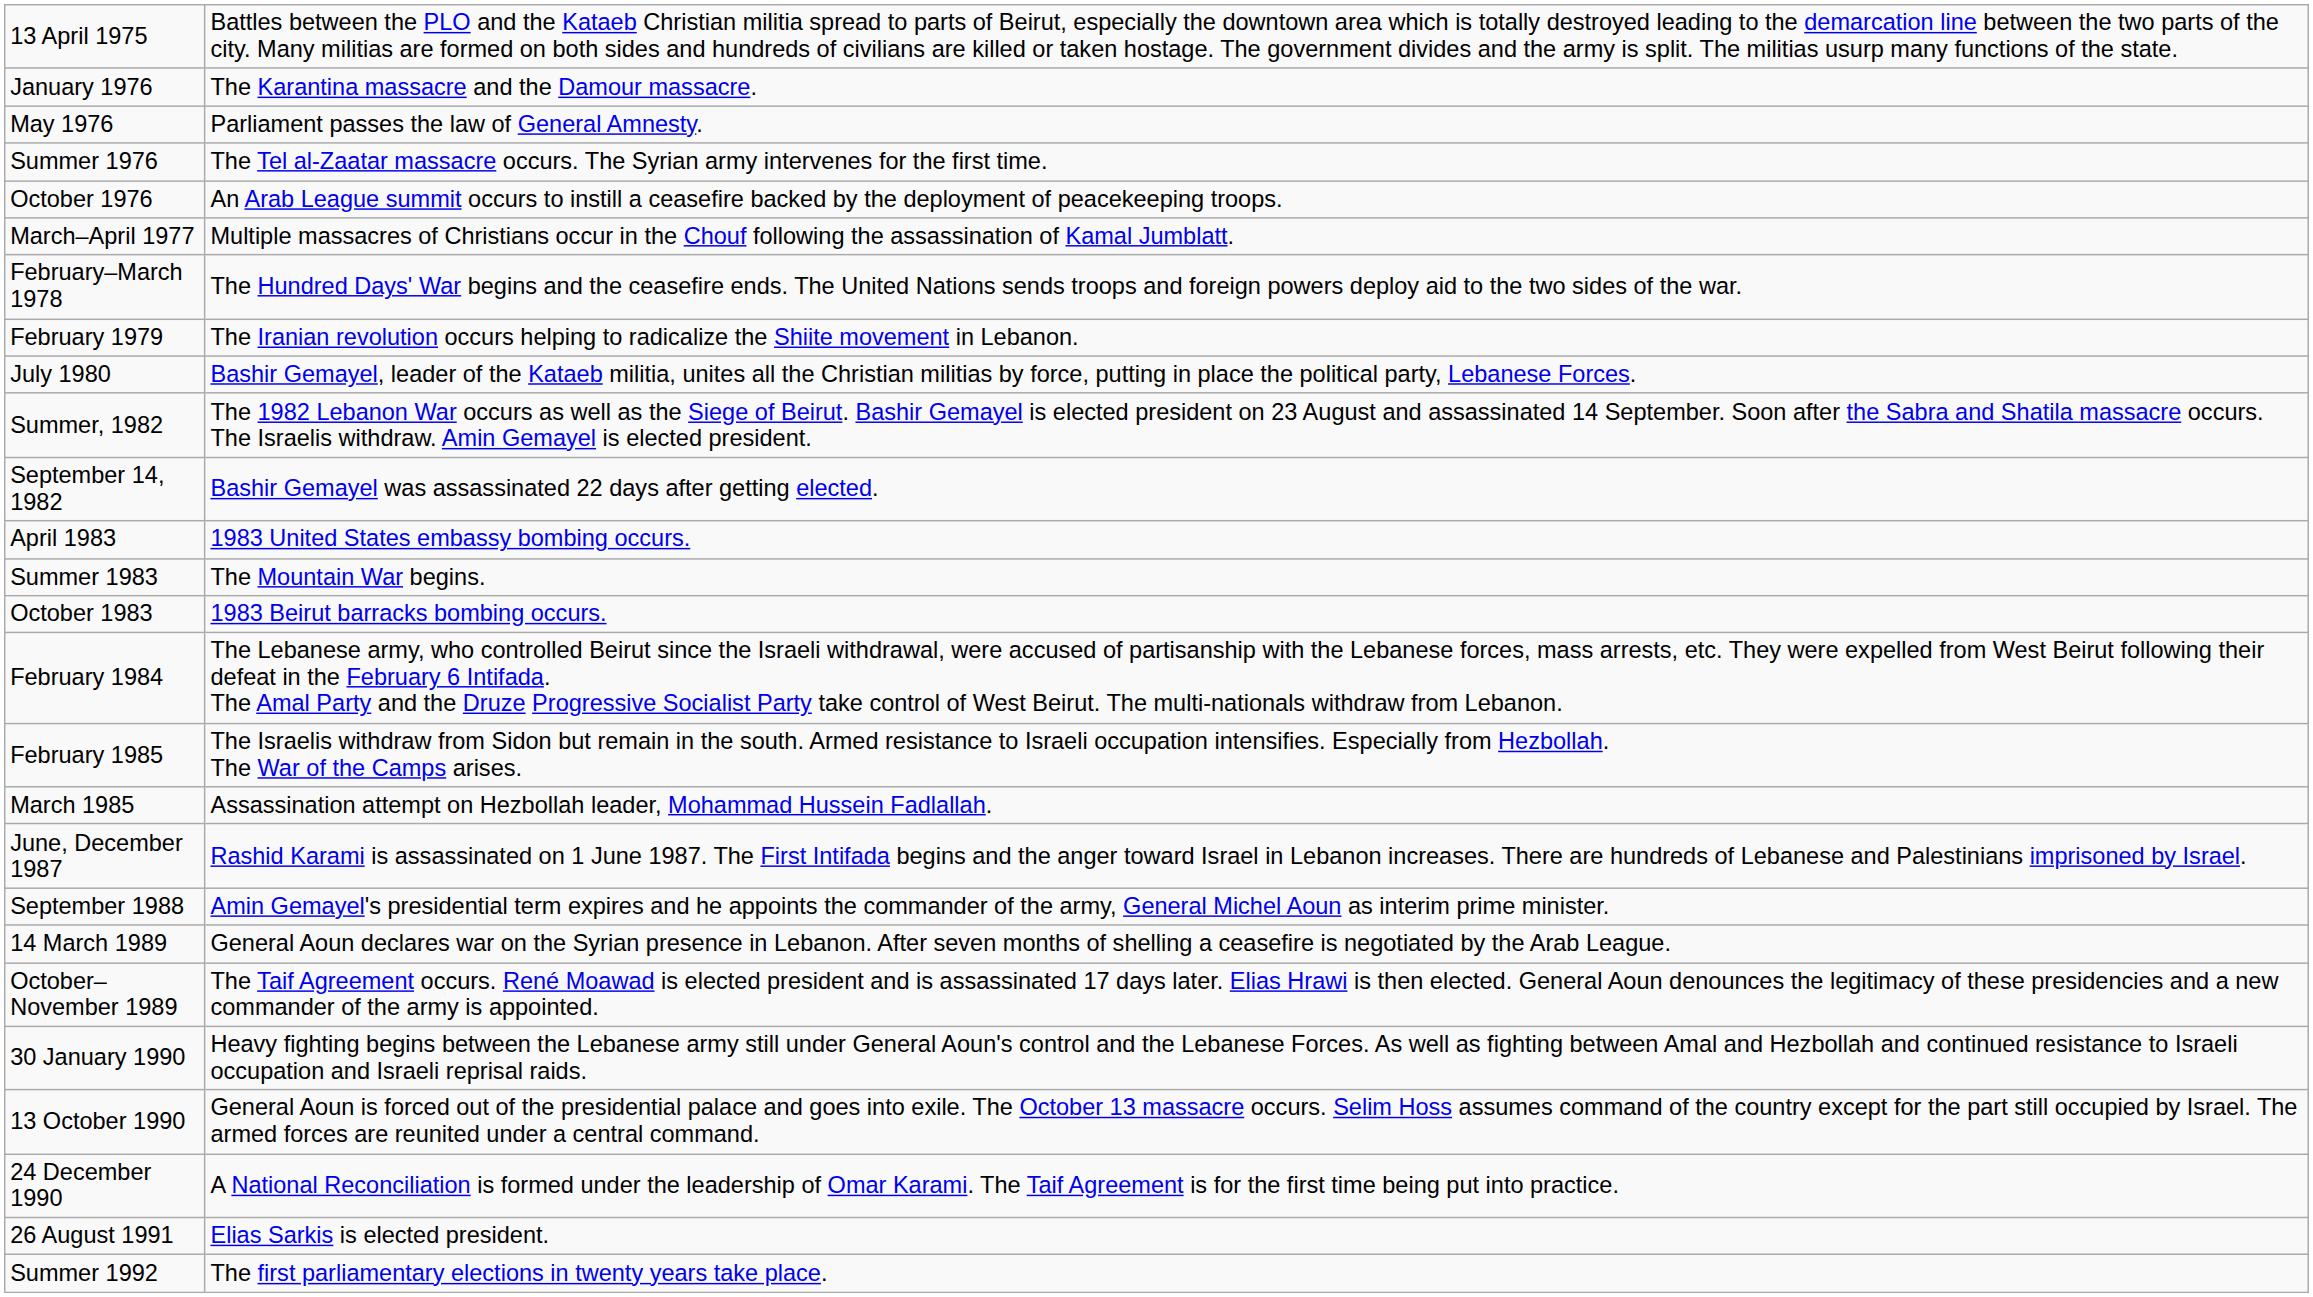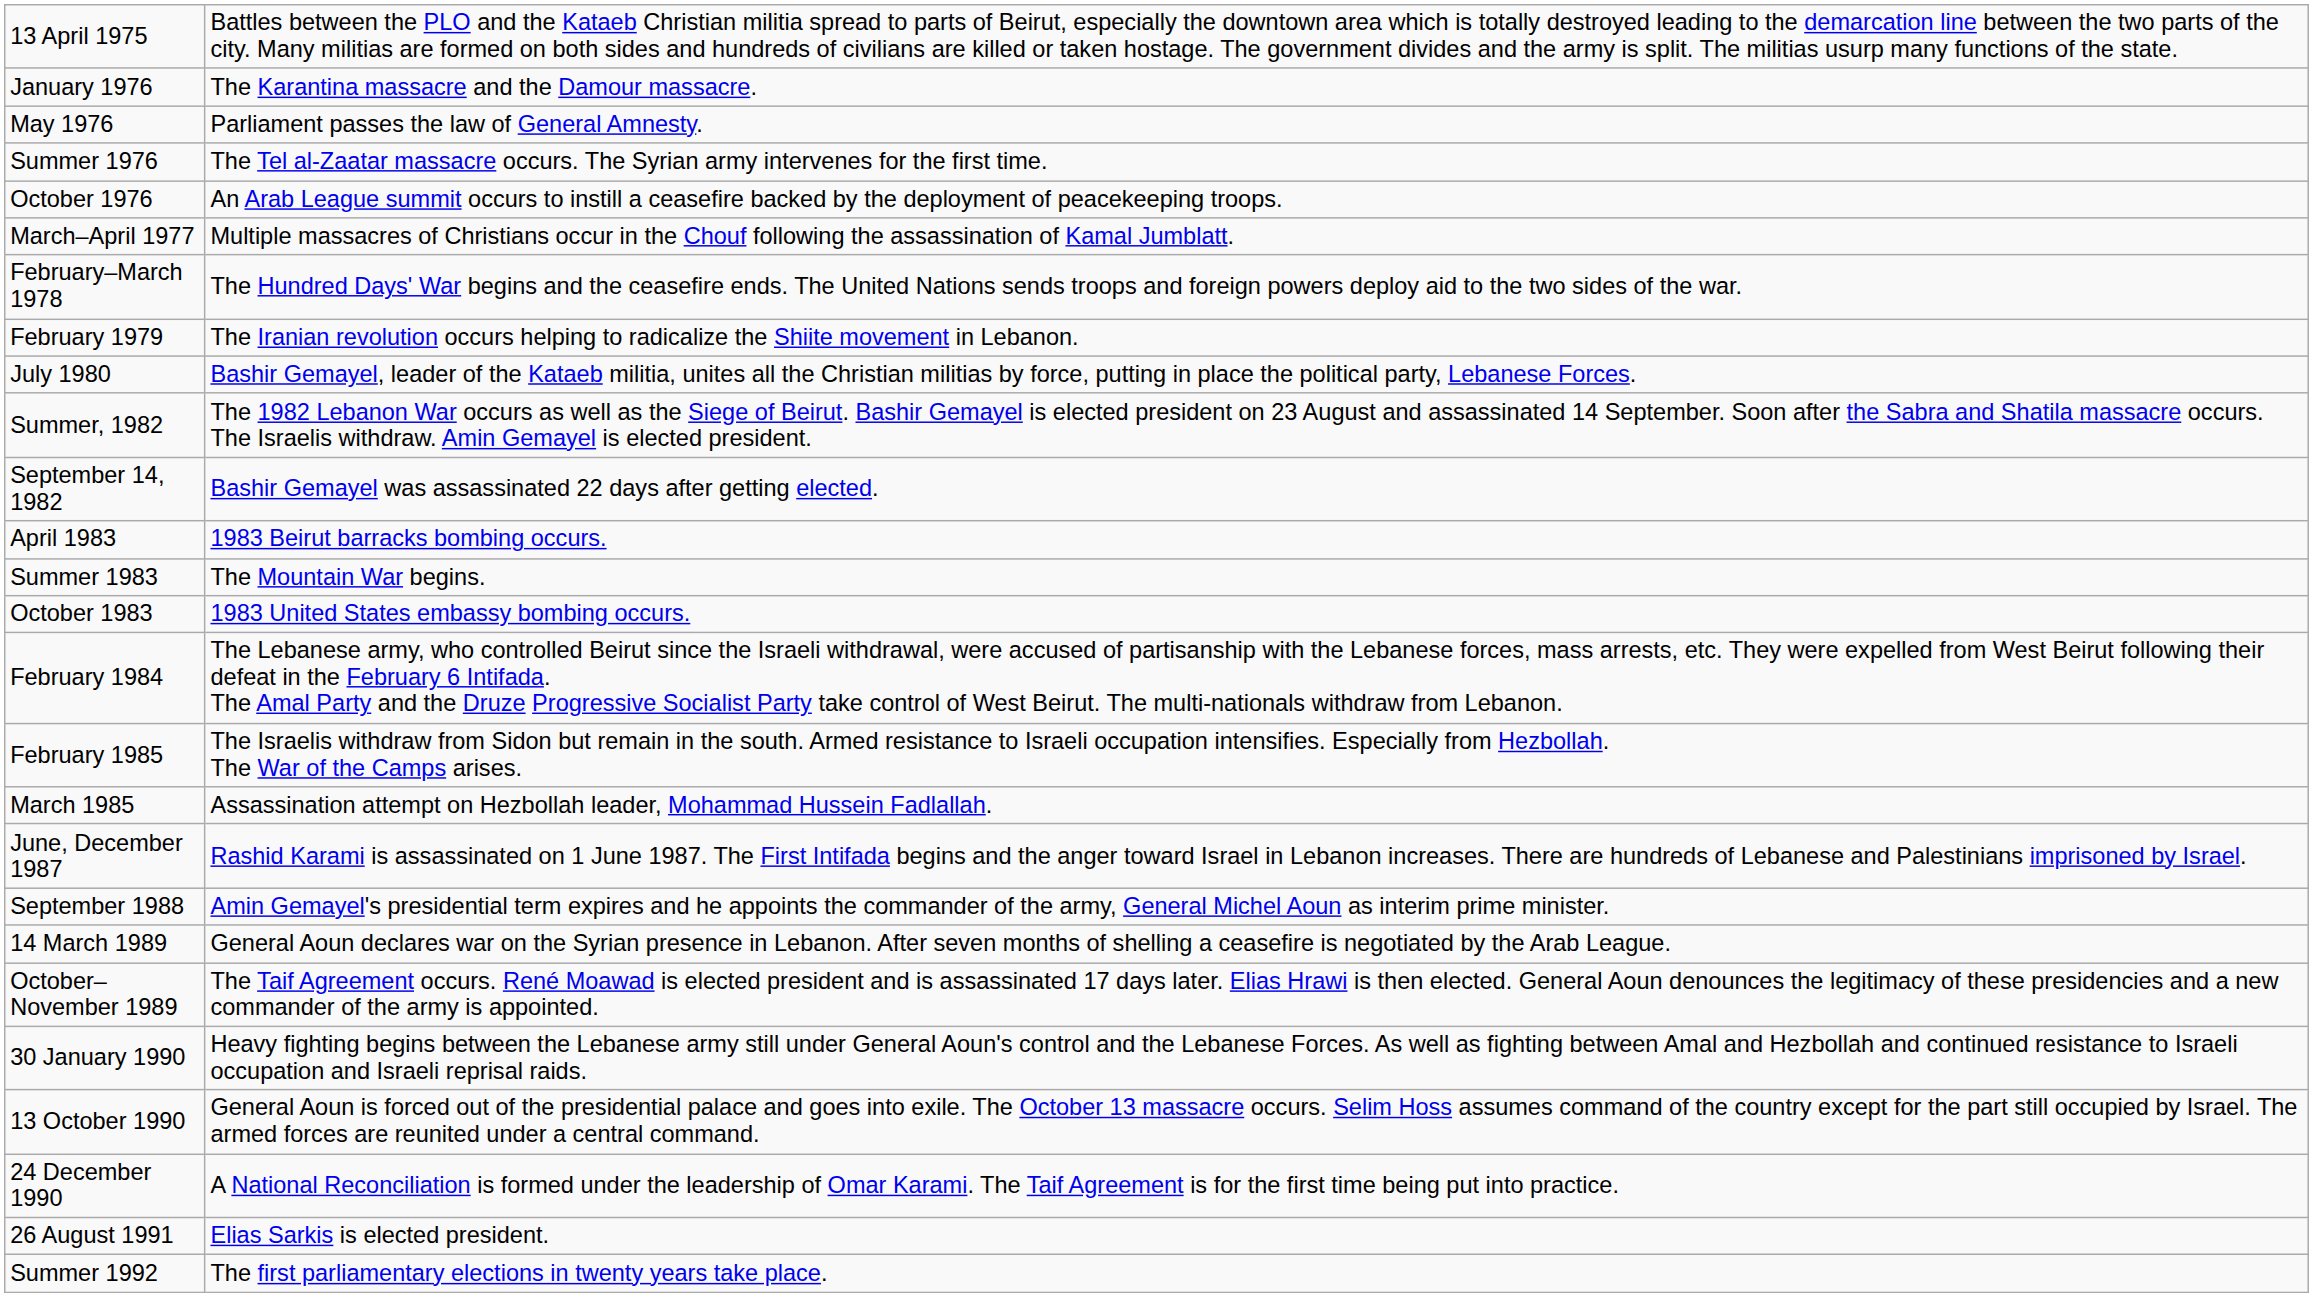(450, 539) 1983 United States embassy bombing occurs. -> (409, 539) 1983 Beirut barracks bombing occurs.
(409, 613) 1983 Beirut barracks bombing occurs. -> (450, 613) 1983 United States embassy bombing occurs.
